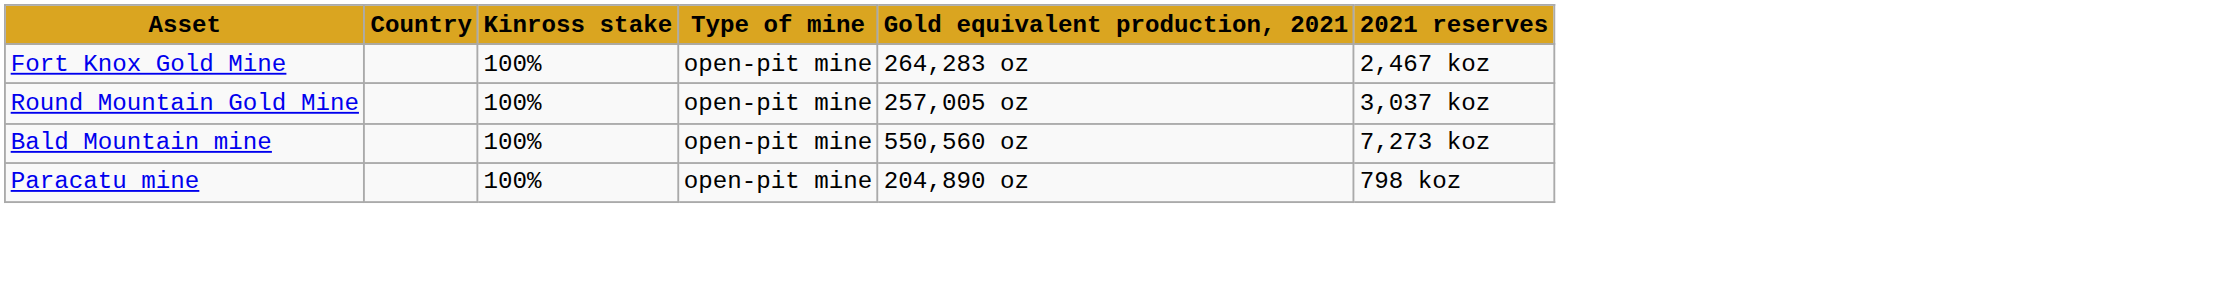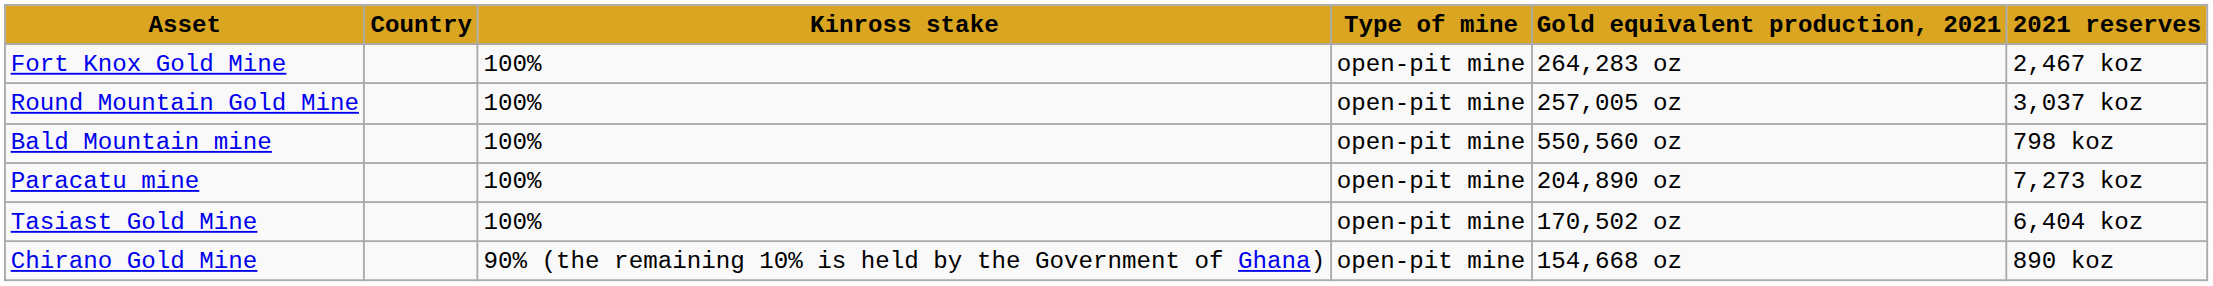(1425, 143) 7,273 koz -> (2063, 143) 798 koz
(1410, 182) 798 koz -> (2078, 182) 7,273 koz
+ row: (134, 222)
+ row: (134, 261)
